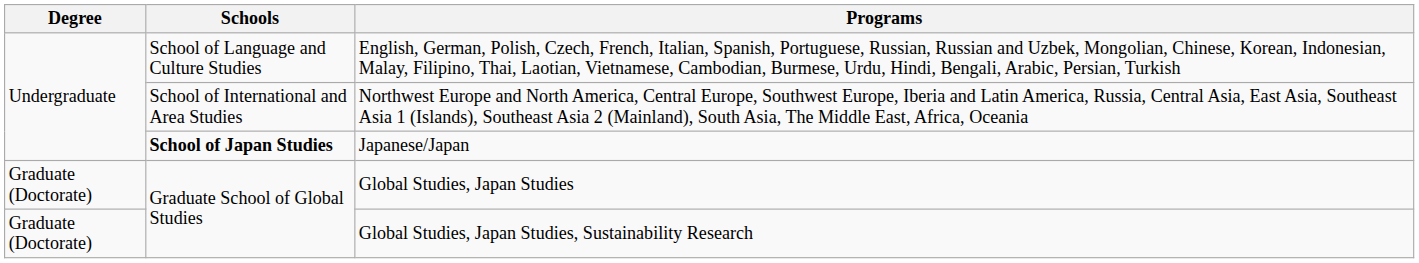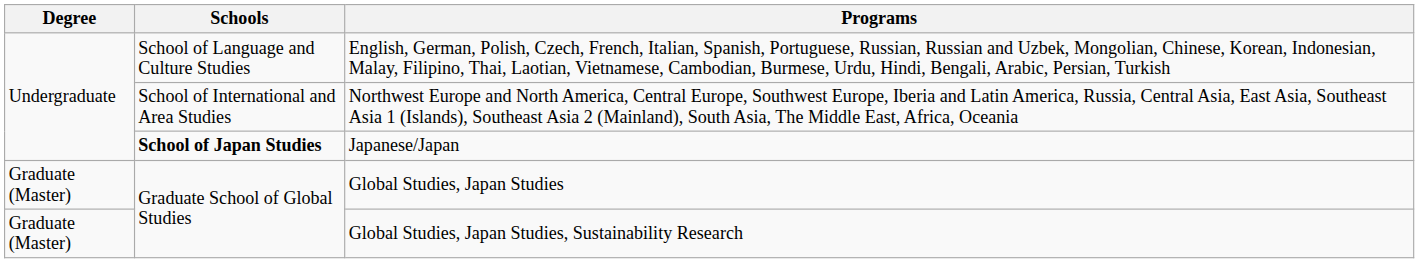(50, 184) Graduate (Doctorate) -> (42, 184) Graduate (Master)
(50, 233) Graduate (Doctorate) -> (42, 233) Graduate (Master)
